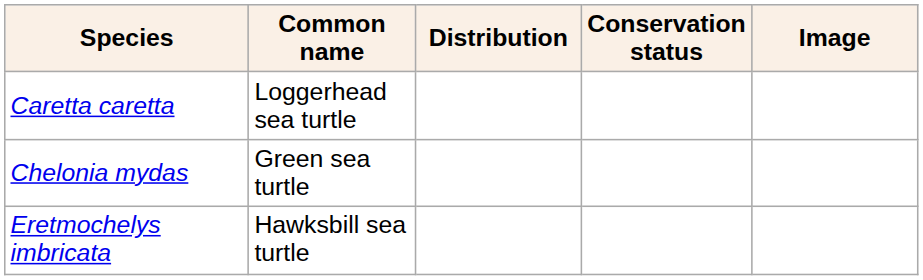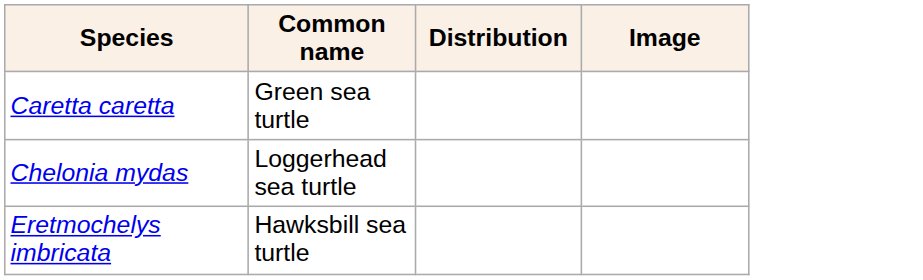- column: (667, 38)
(321, 105) Loggerhead sea turtle -> (312, 105) Green sea turtle
(312, 172) Green sea turtle -> (321, 172) Loggerhead sea turtle
